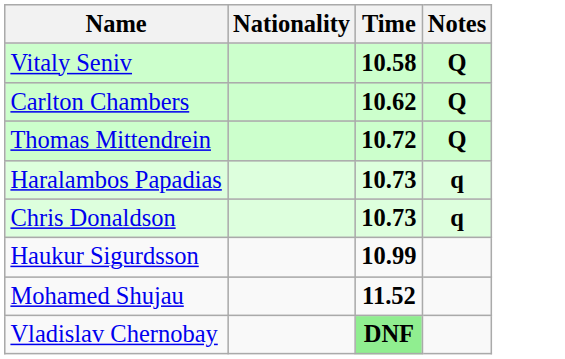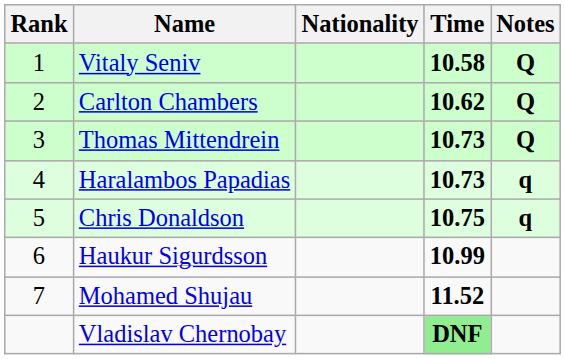+ column: (39, 23)
(389, 140) 10.72 -> (457, 140) 10.73
(389, 218) 10.73 -> (457, 218) 10.75
